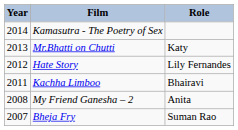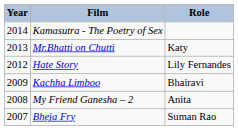(17, 82) 2011 -> (17, 82) 2009
